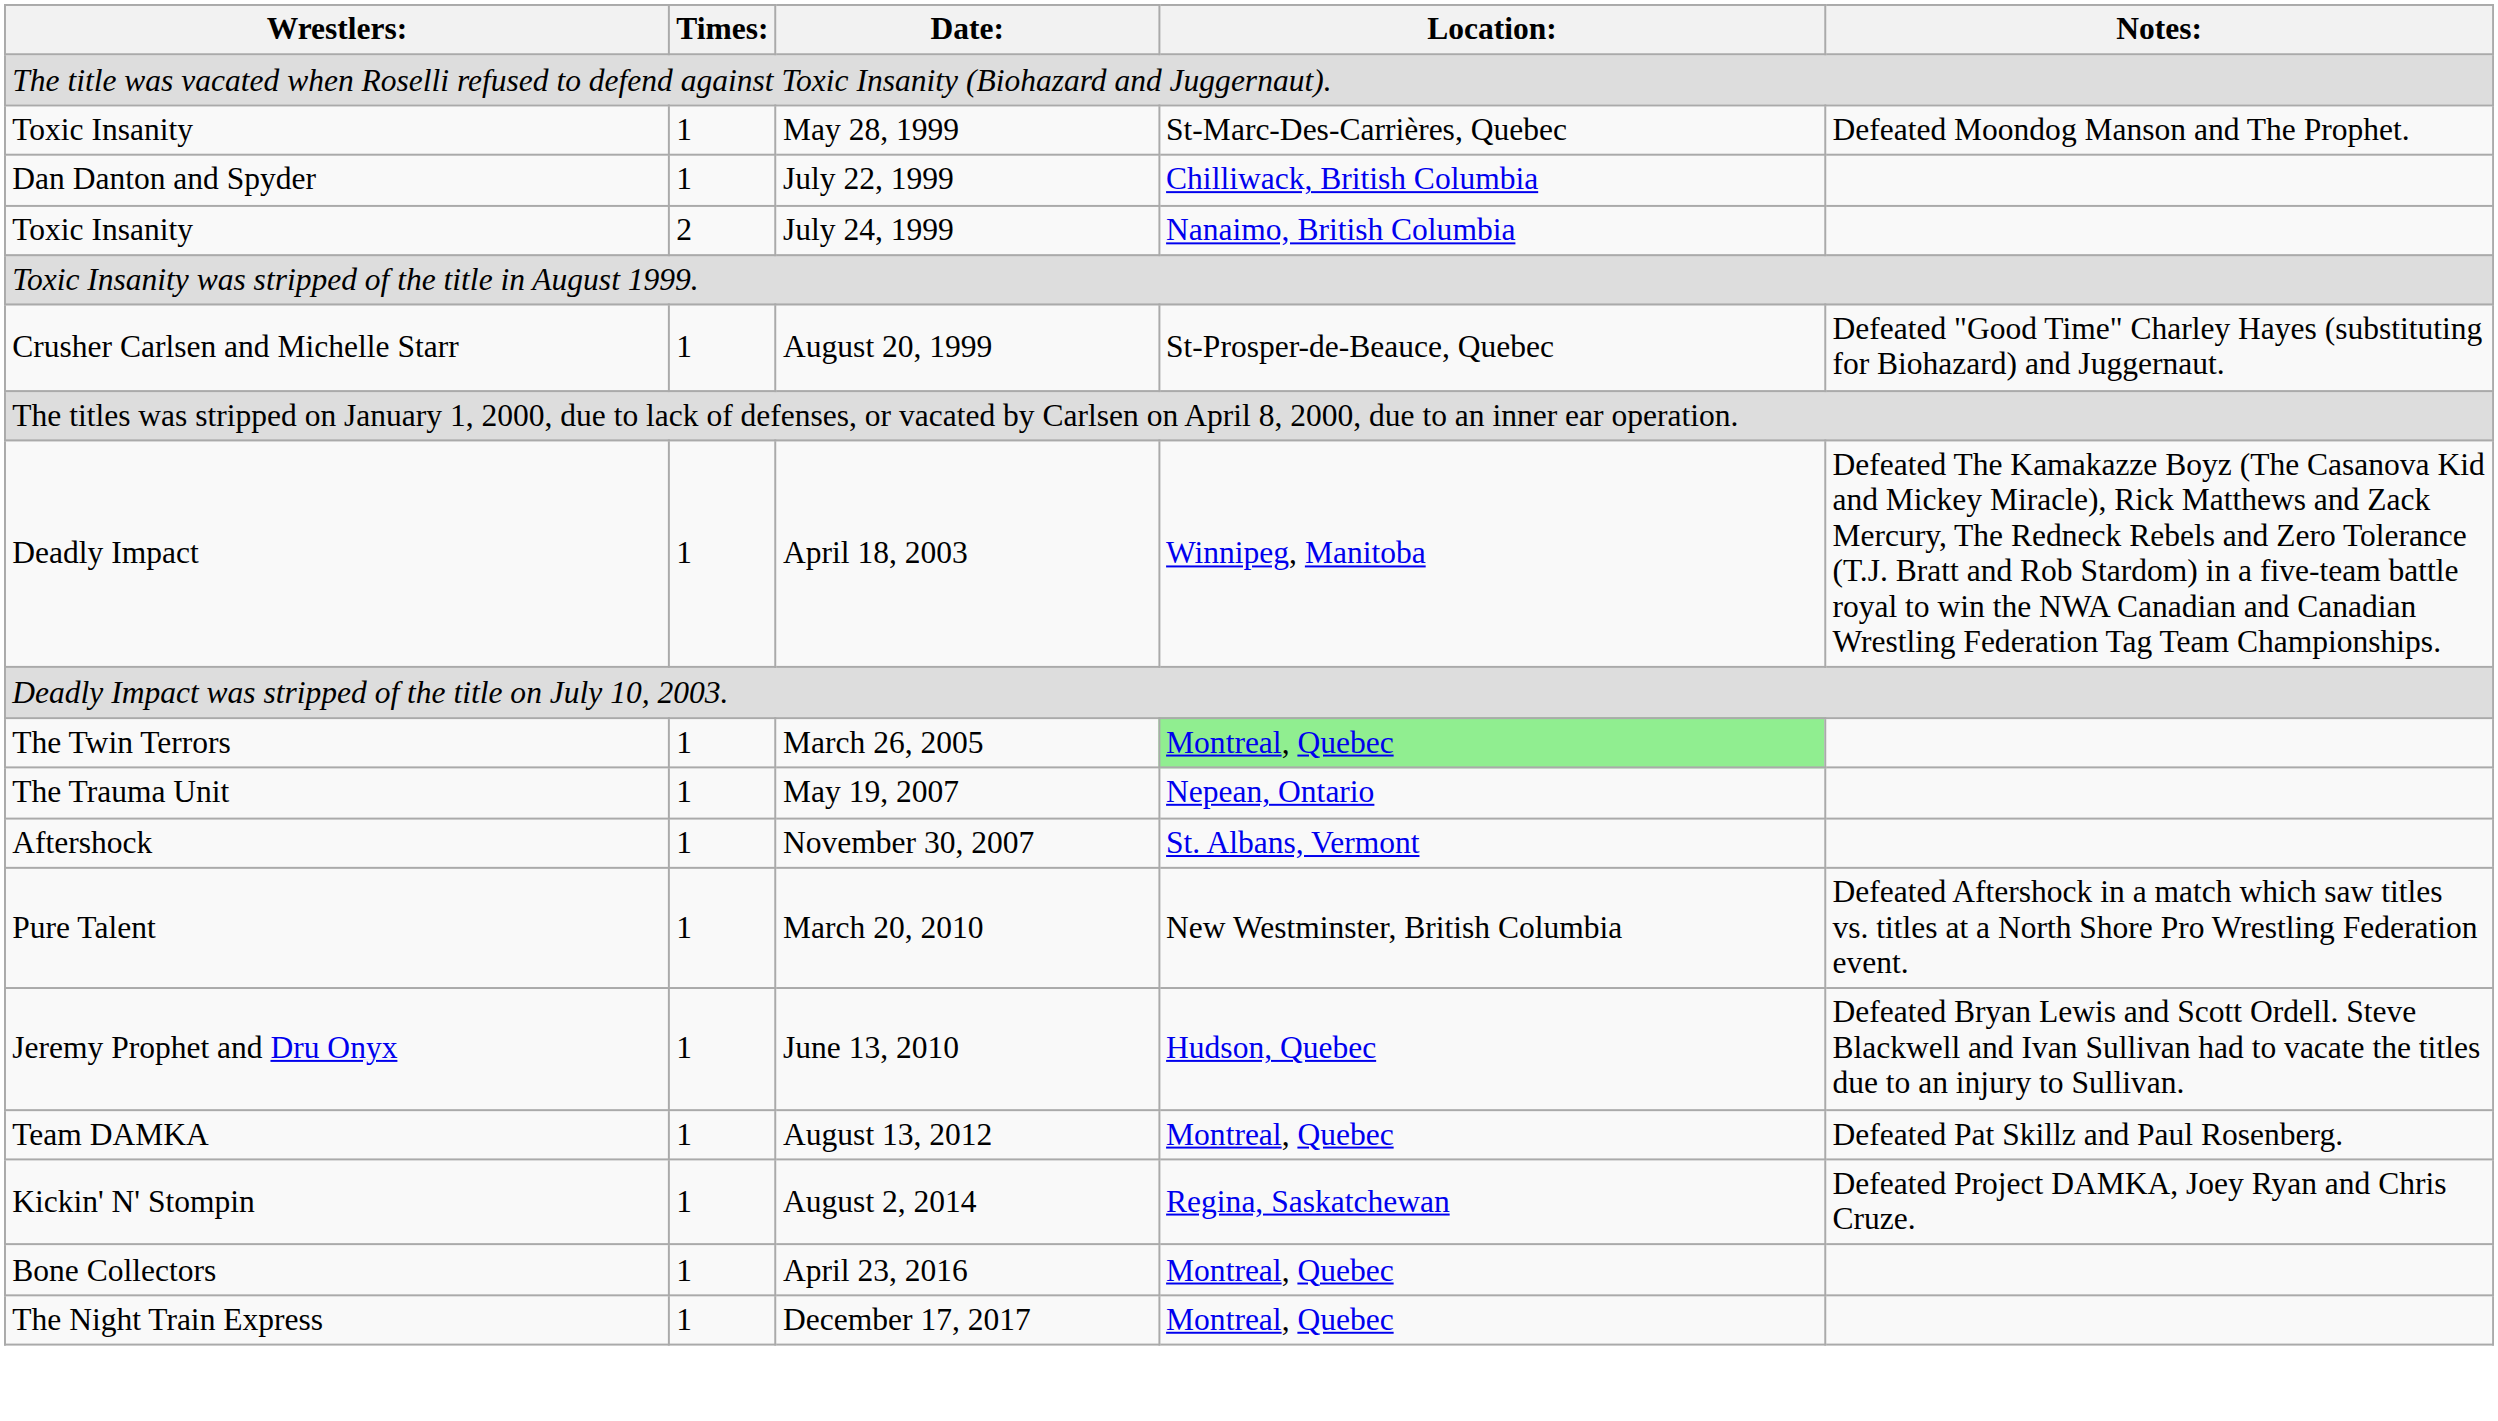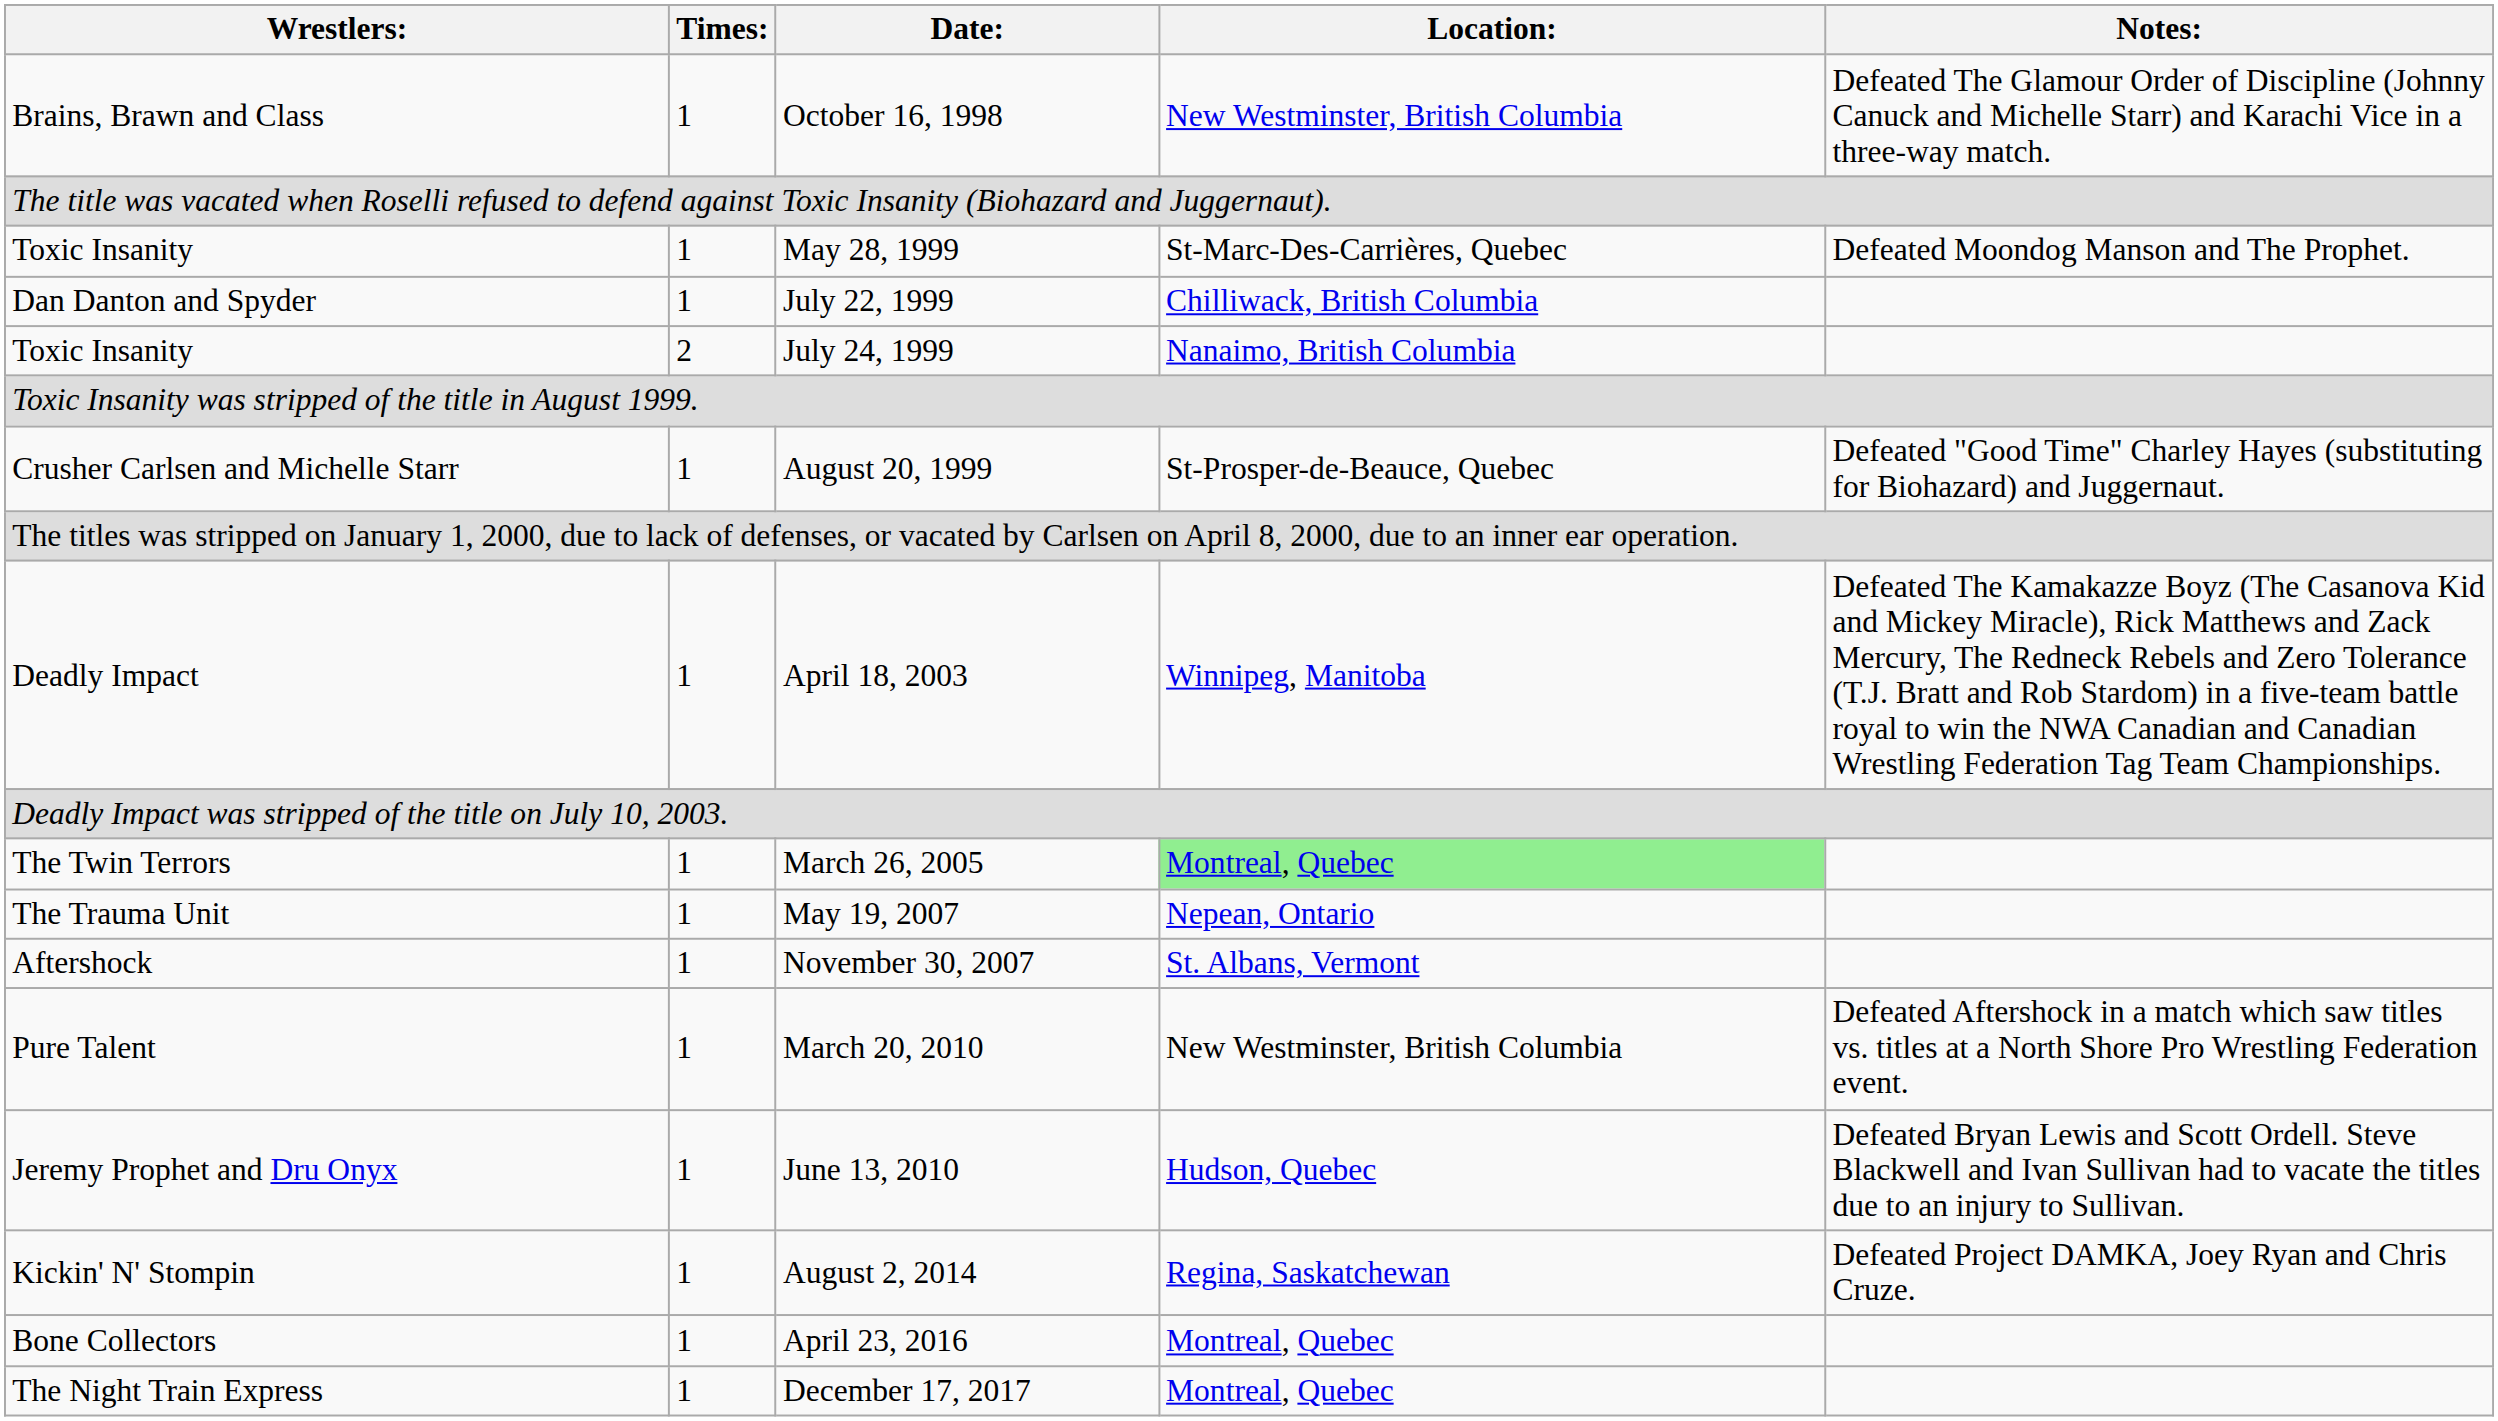+ row: (893, 114)
- row: (888, 1133)
